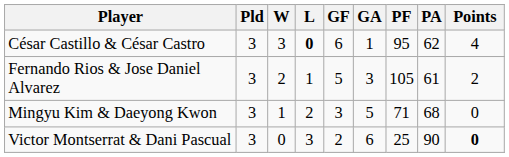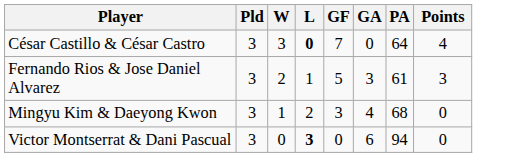- column: (402, 17)
(338, 43) 6 -> (338, 43) 7
(370, 43) 1 -> (370, 43) 0
(432, 43) 62 -> (400, 43) 64
(475, 78) 2 -> (443, 78) 3
(370, 113) 5 -> (370, 113) 4
(309, 139) normal -> (309, 139) bold
(338, 139) 2 -> (338, 139) 0
(432, 139) 90 -> (400, 139) 94
(475, 139) bold -> (443, 139) normal
